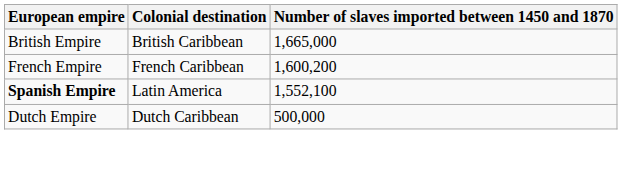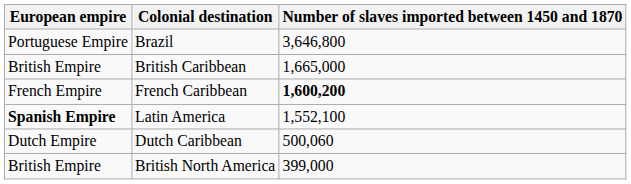+ row: (154, 41)
(305, 66) normal -> (314, 91) bold
(299, 116) 500,000 -> (308, 141) 500,060
+ row: (205, 166)
